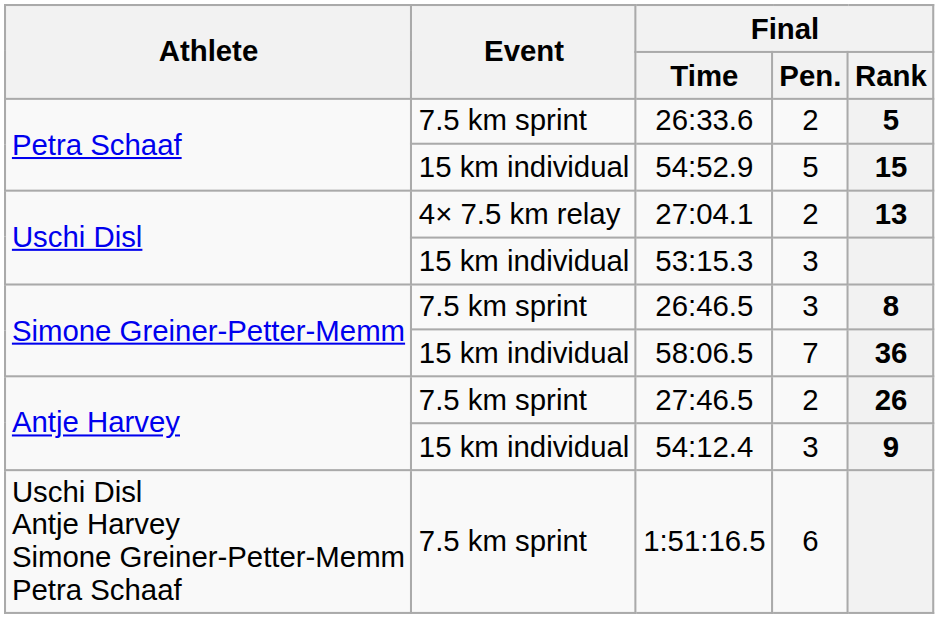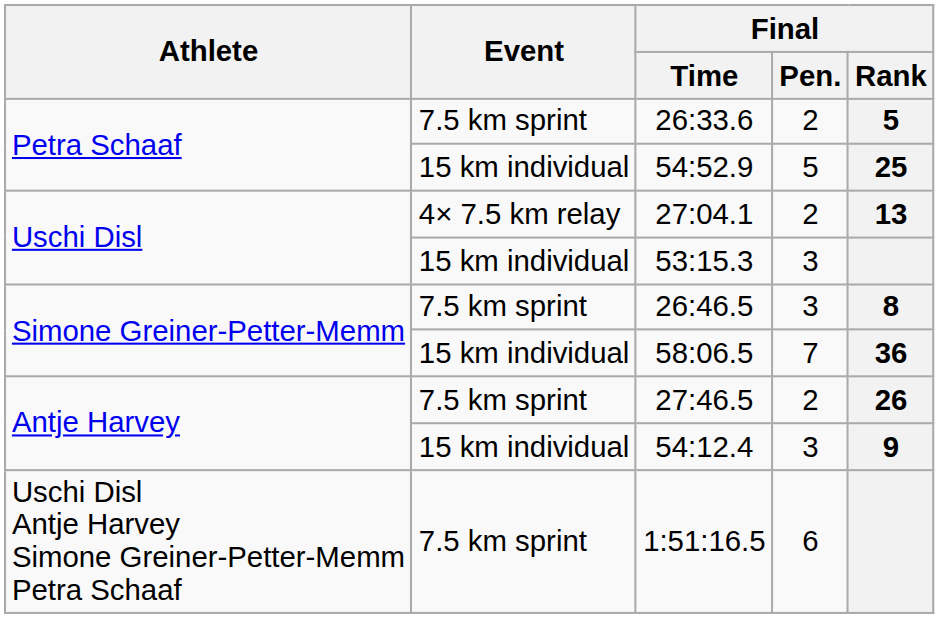(891, 168) 15 -> (891, 168) 25
